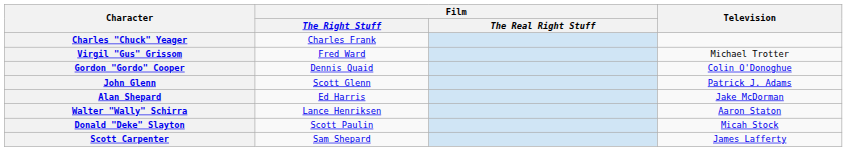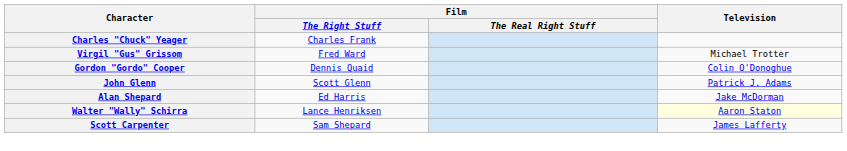(750, 111) no background -> (750, 111) lightyellow background
- row: (130, 125)
